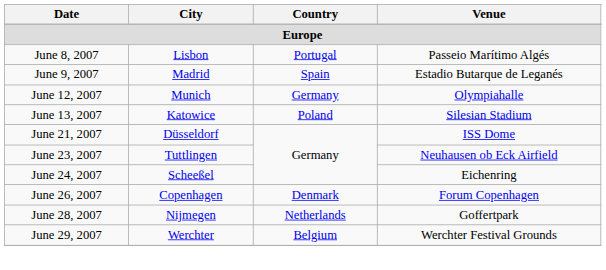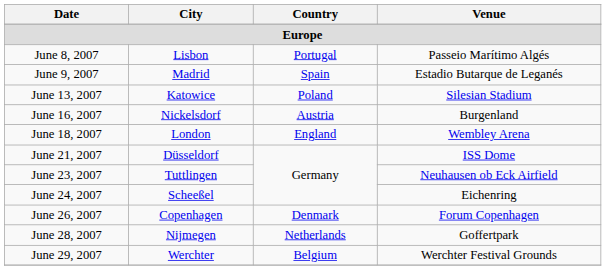- row: (67, 94)
+ row: (67, 114)
+ row: (67, 134)
